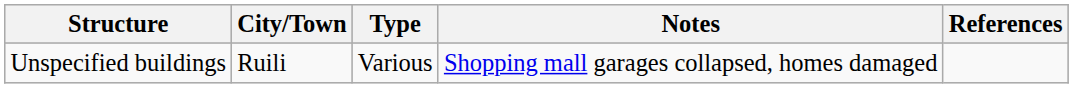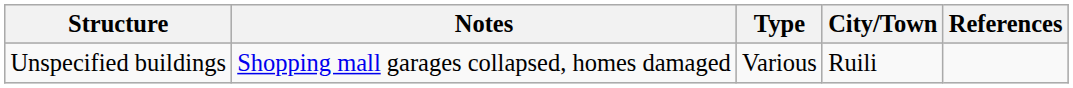columns swapped: (292, 23) <-> (691, 23)
